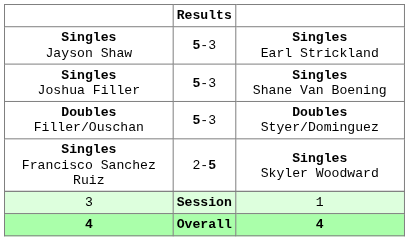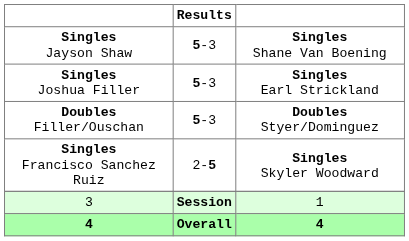(320, 45) Singles Earl Strickland -> (320, 45) Singles Shane Van Boening
(320, 83) Singles Shane Van Boening -> (320, 83) Singles Earl Strickland
